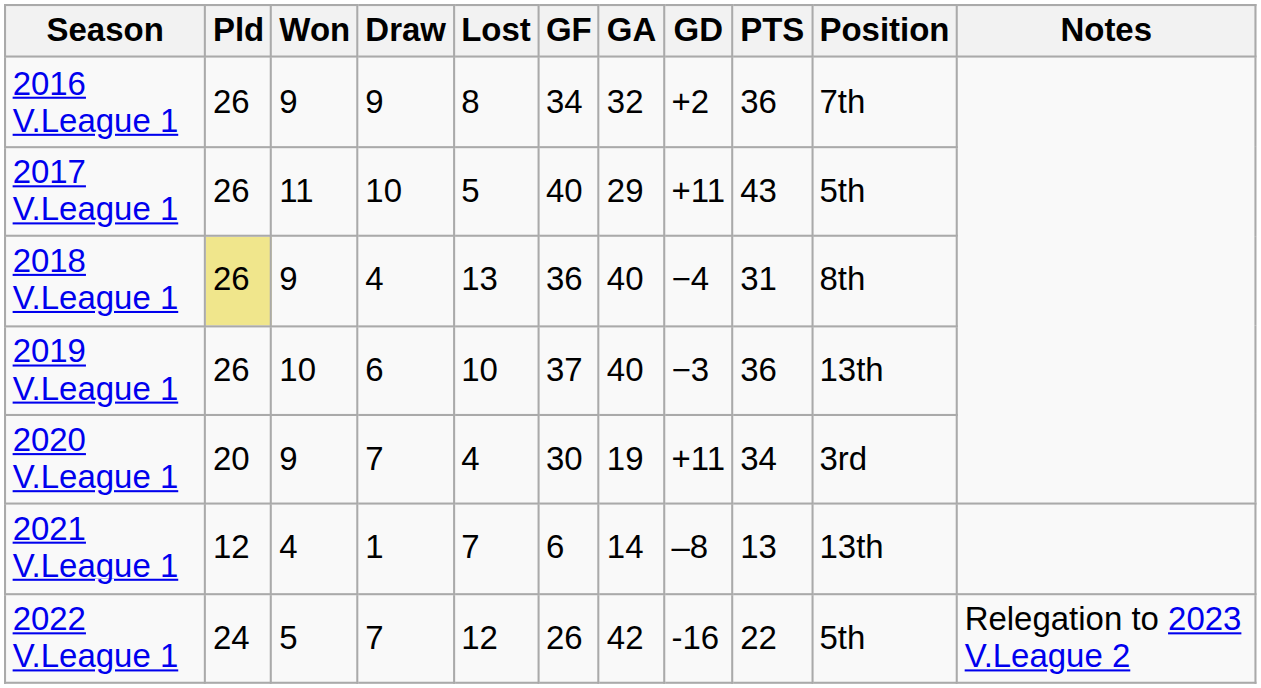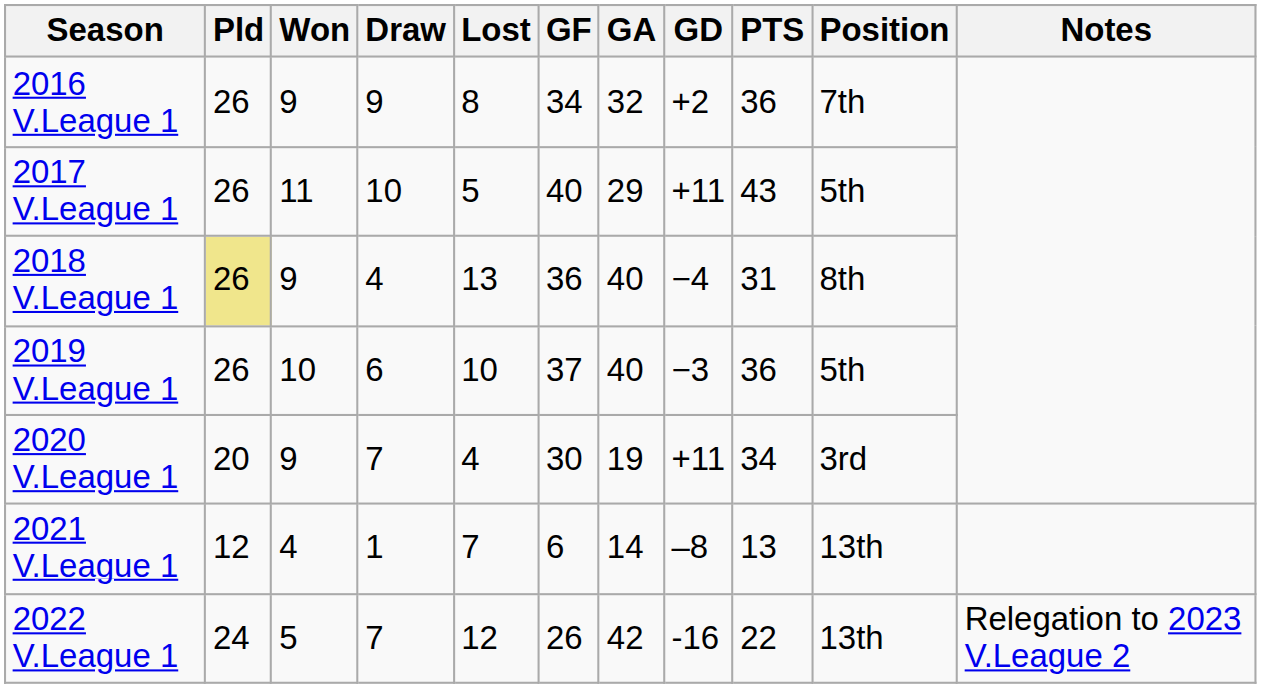(852, 369) 13th -> (842, 369) 5th
(842, 637) 5th -> (852, 637) 13th
